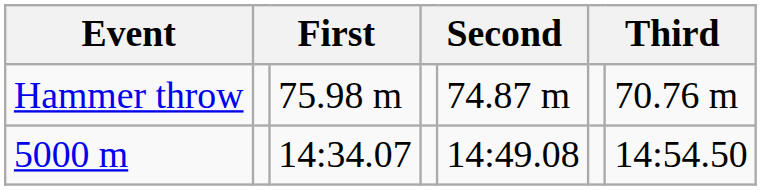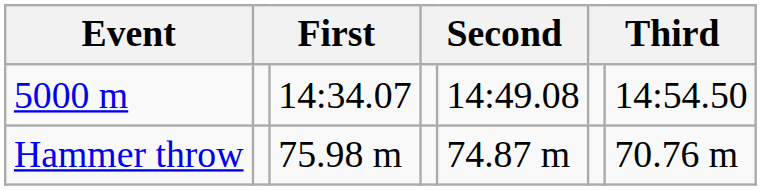rows swapped: (71, 154) <-> (129, 94)
